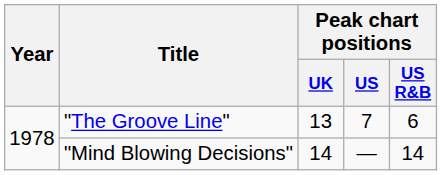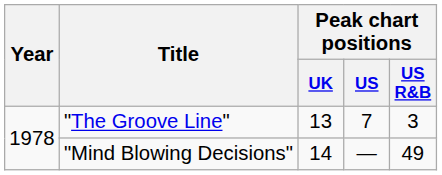(413, 121) 6 -> (413, 121) 3
(413, 154) 14 -> (413, 154) 49
